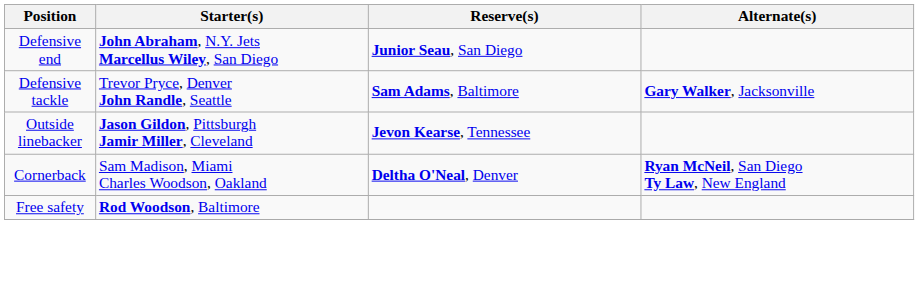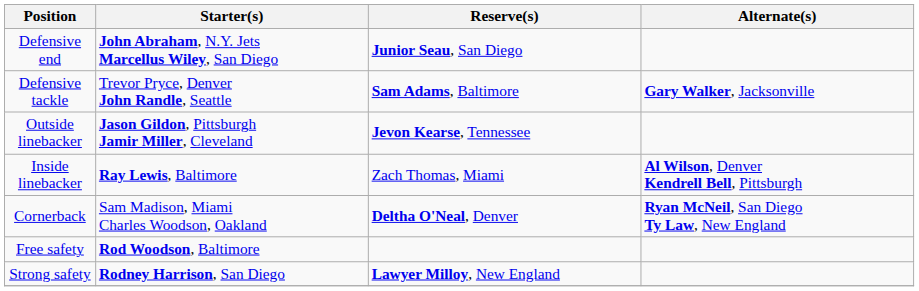+ row: (50, 174)
+ row: (50, 273)
